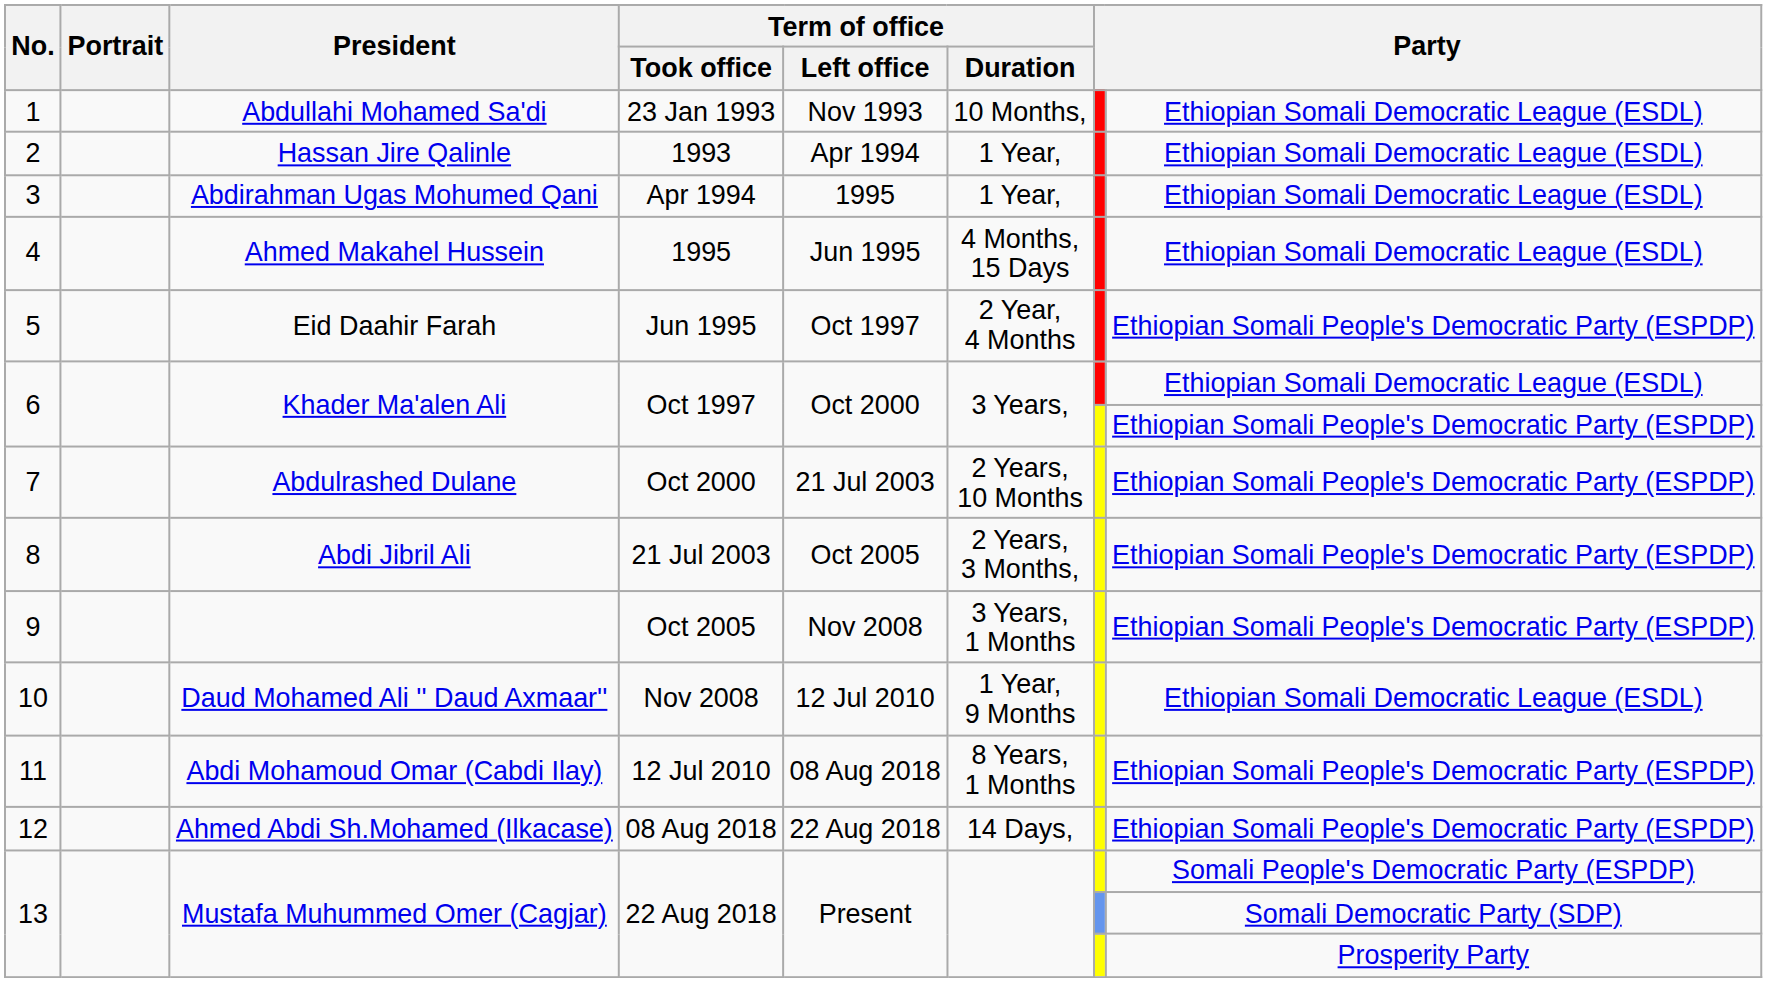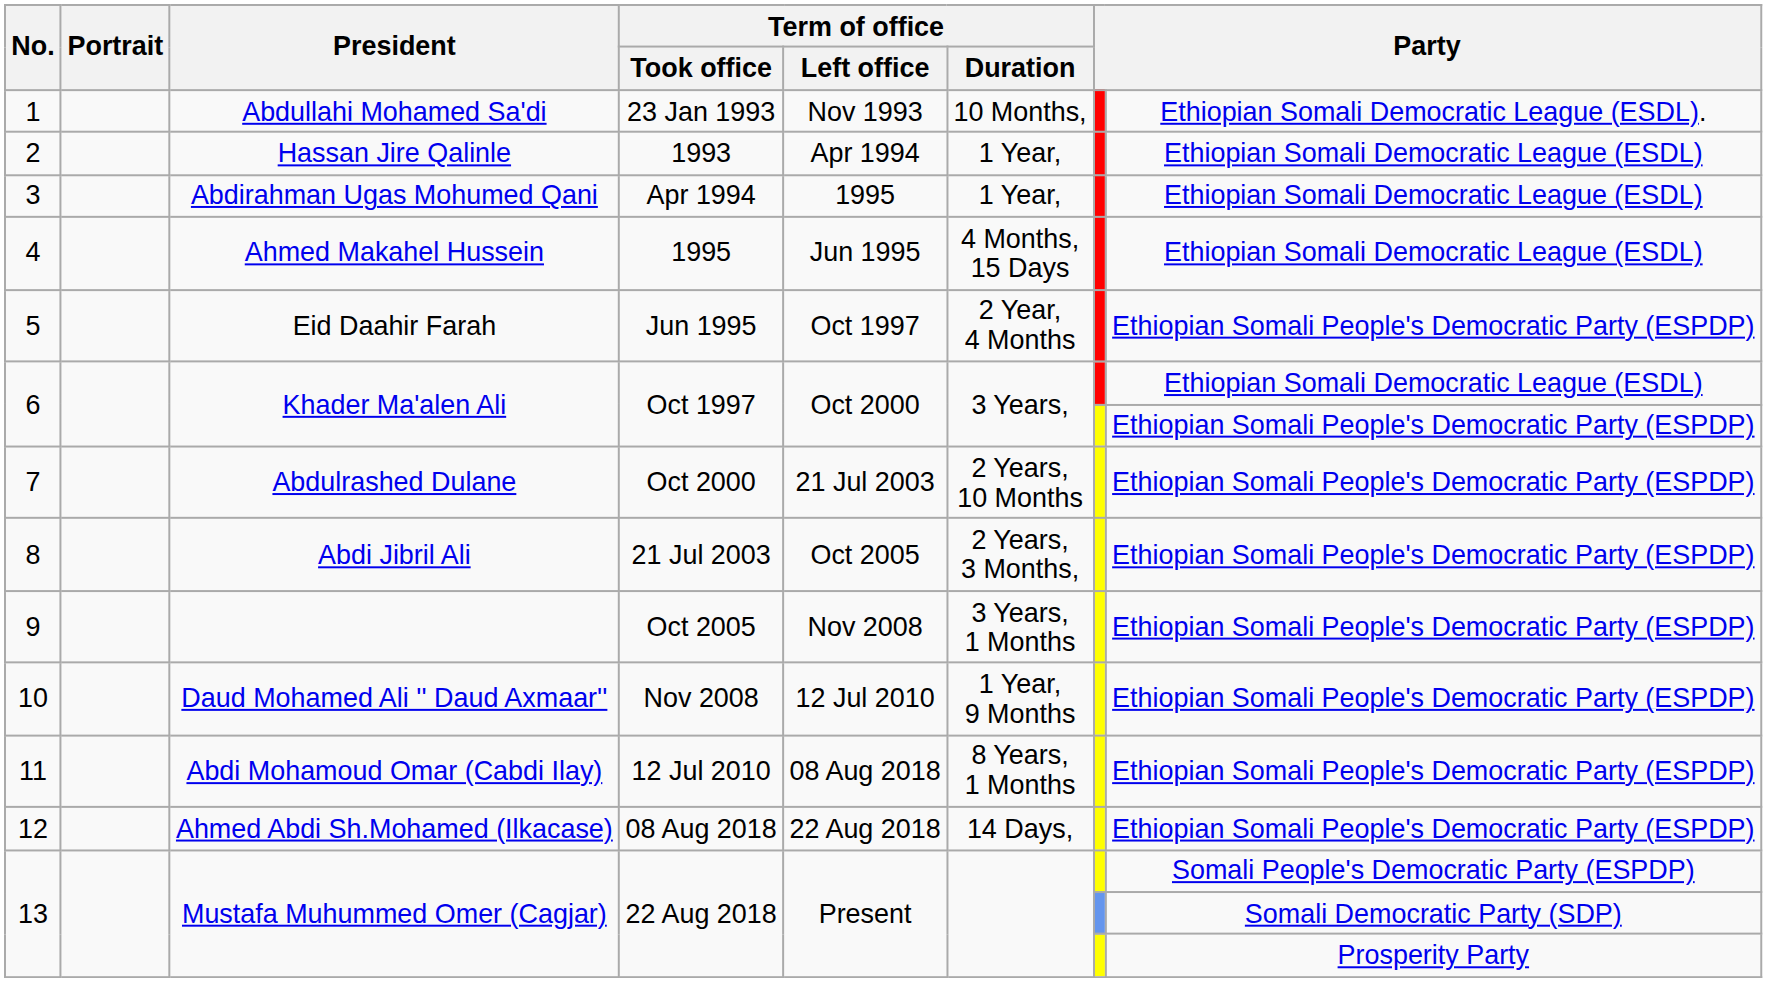(1433, 111) Ethiopian Somali Democratic League (ESDL) -> (1433, 111) Ethiopian Somali Democratic League (ESDL).
(1433, 699) Ethiopian Somali Democratic League (ESDL) -> (1433, 699) Ethiopian Somali People's Democratic Party (ESPDP)
